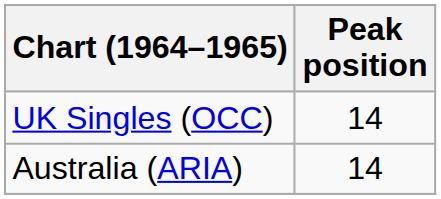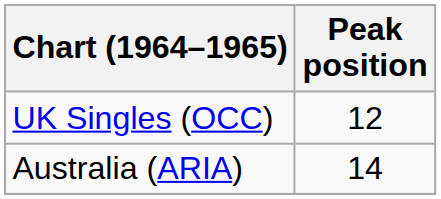(365, 117) 14 -> (365, 117) 12
